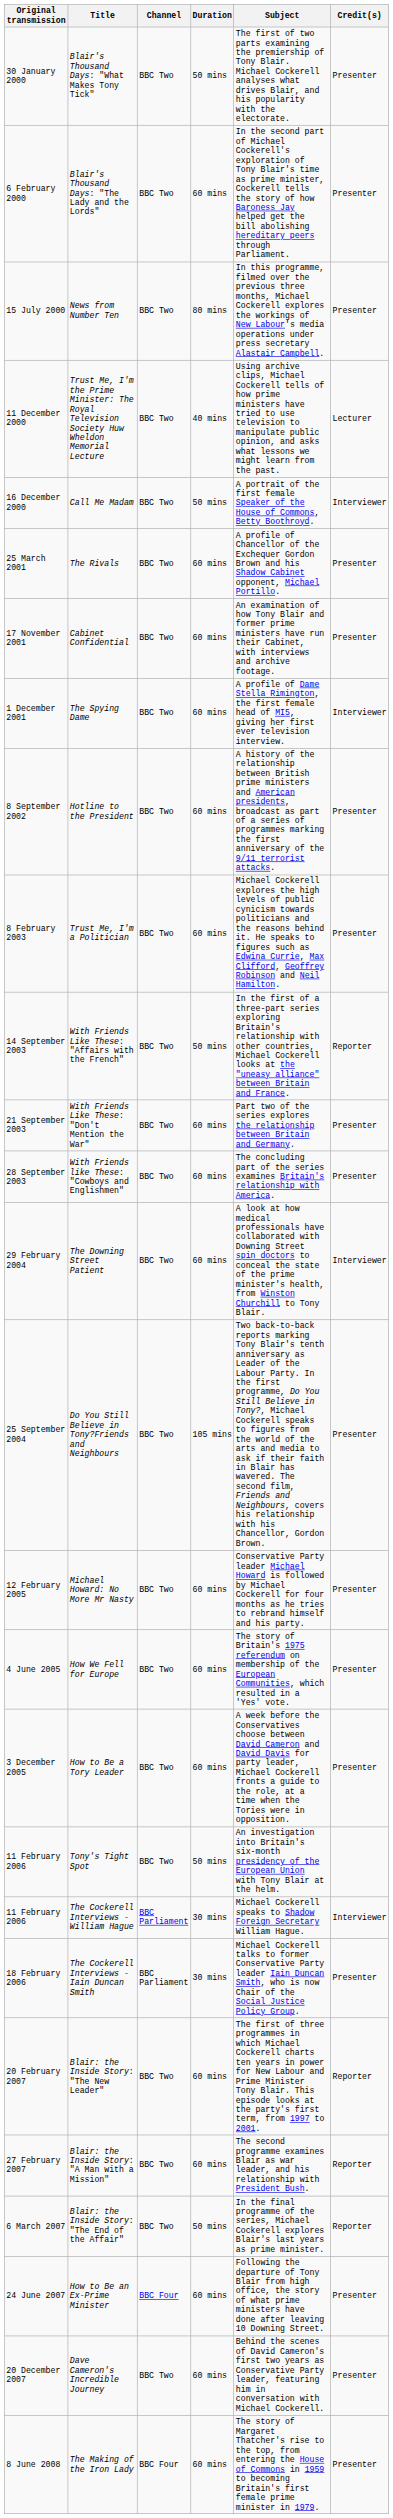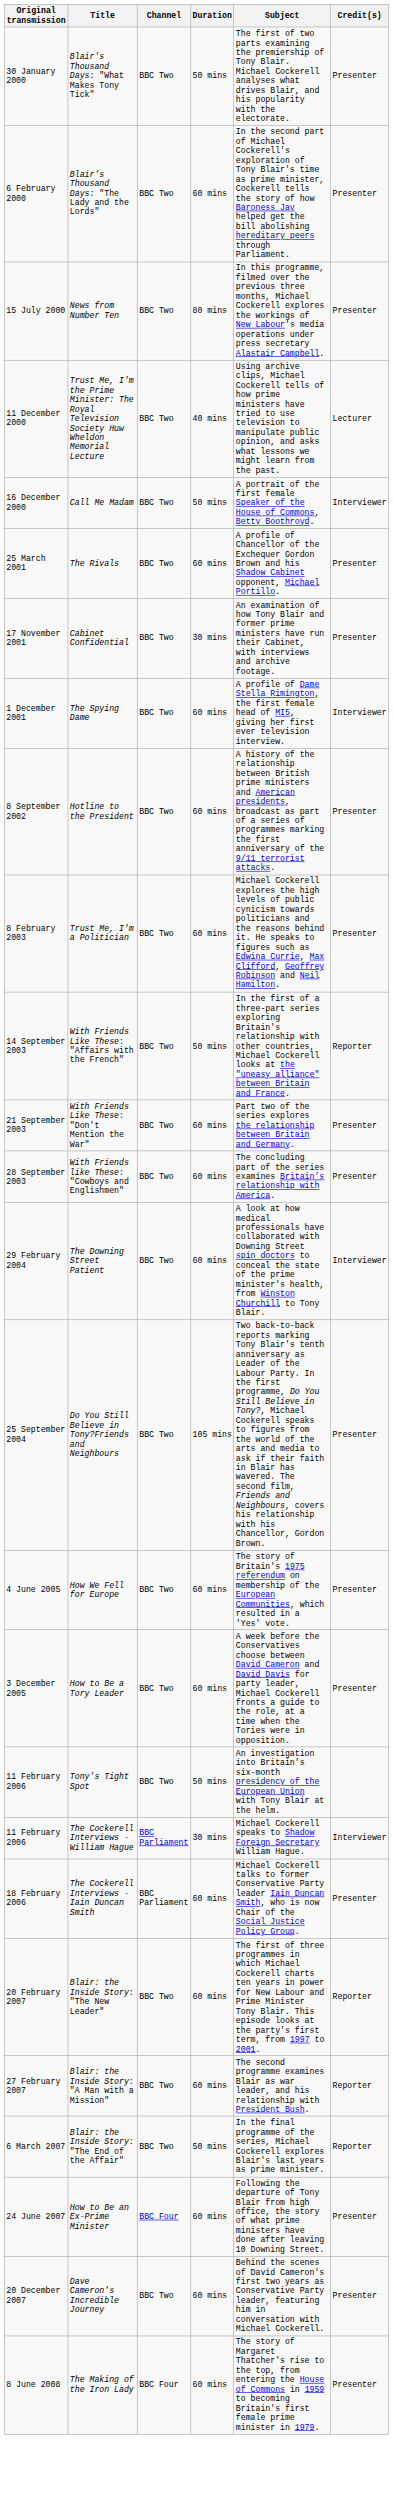(210, 638) 60 mins -> (210, 638) 30 mins
- row: (102, 1590)
(210, 1978) 30 mins -> (210, 1899) 60 mins
